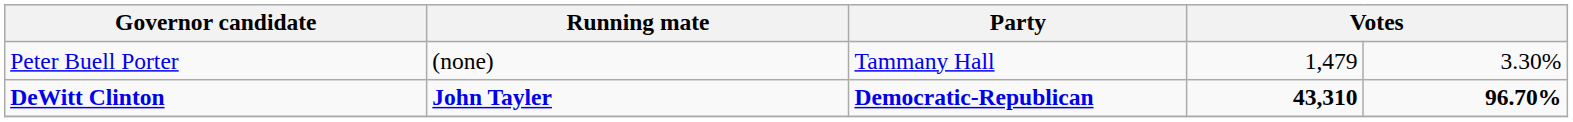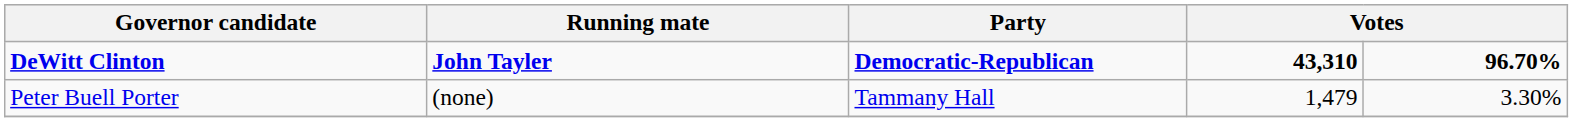rows swapped: (87, 97) <-> (94, 60)
